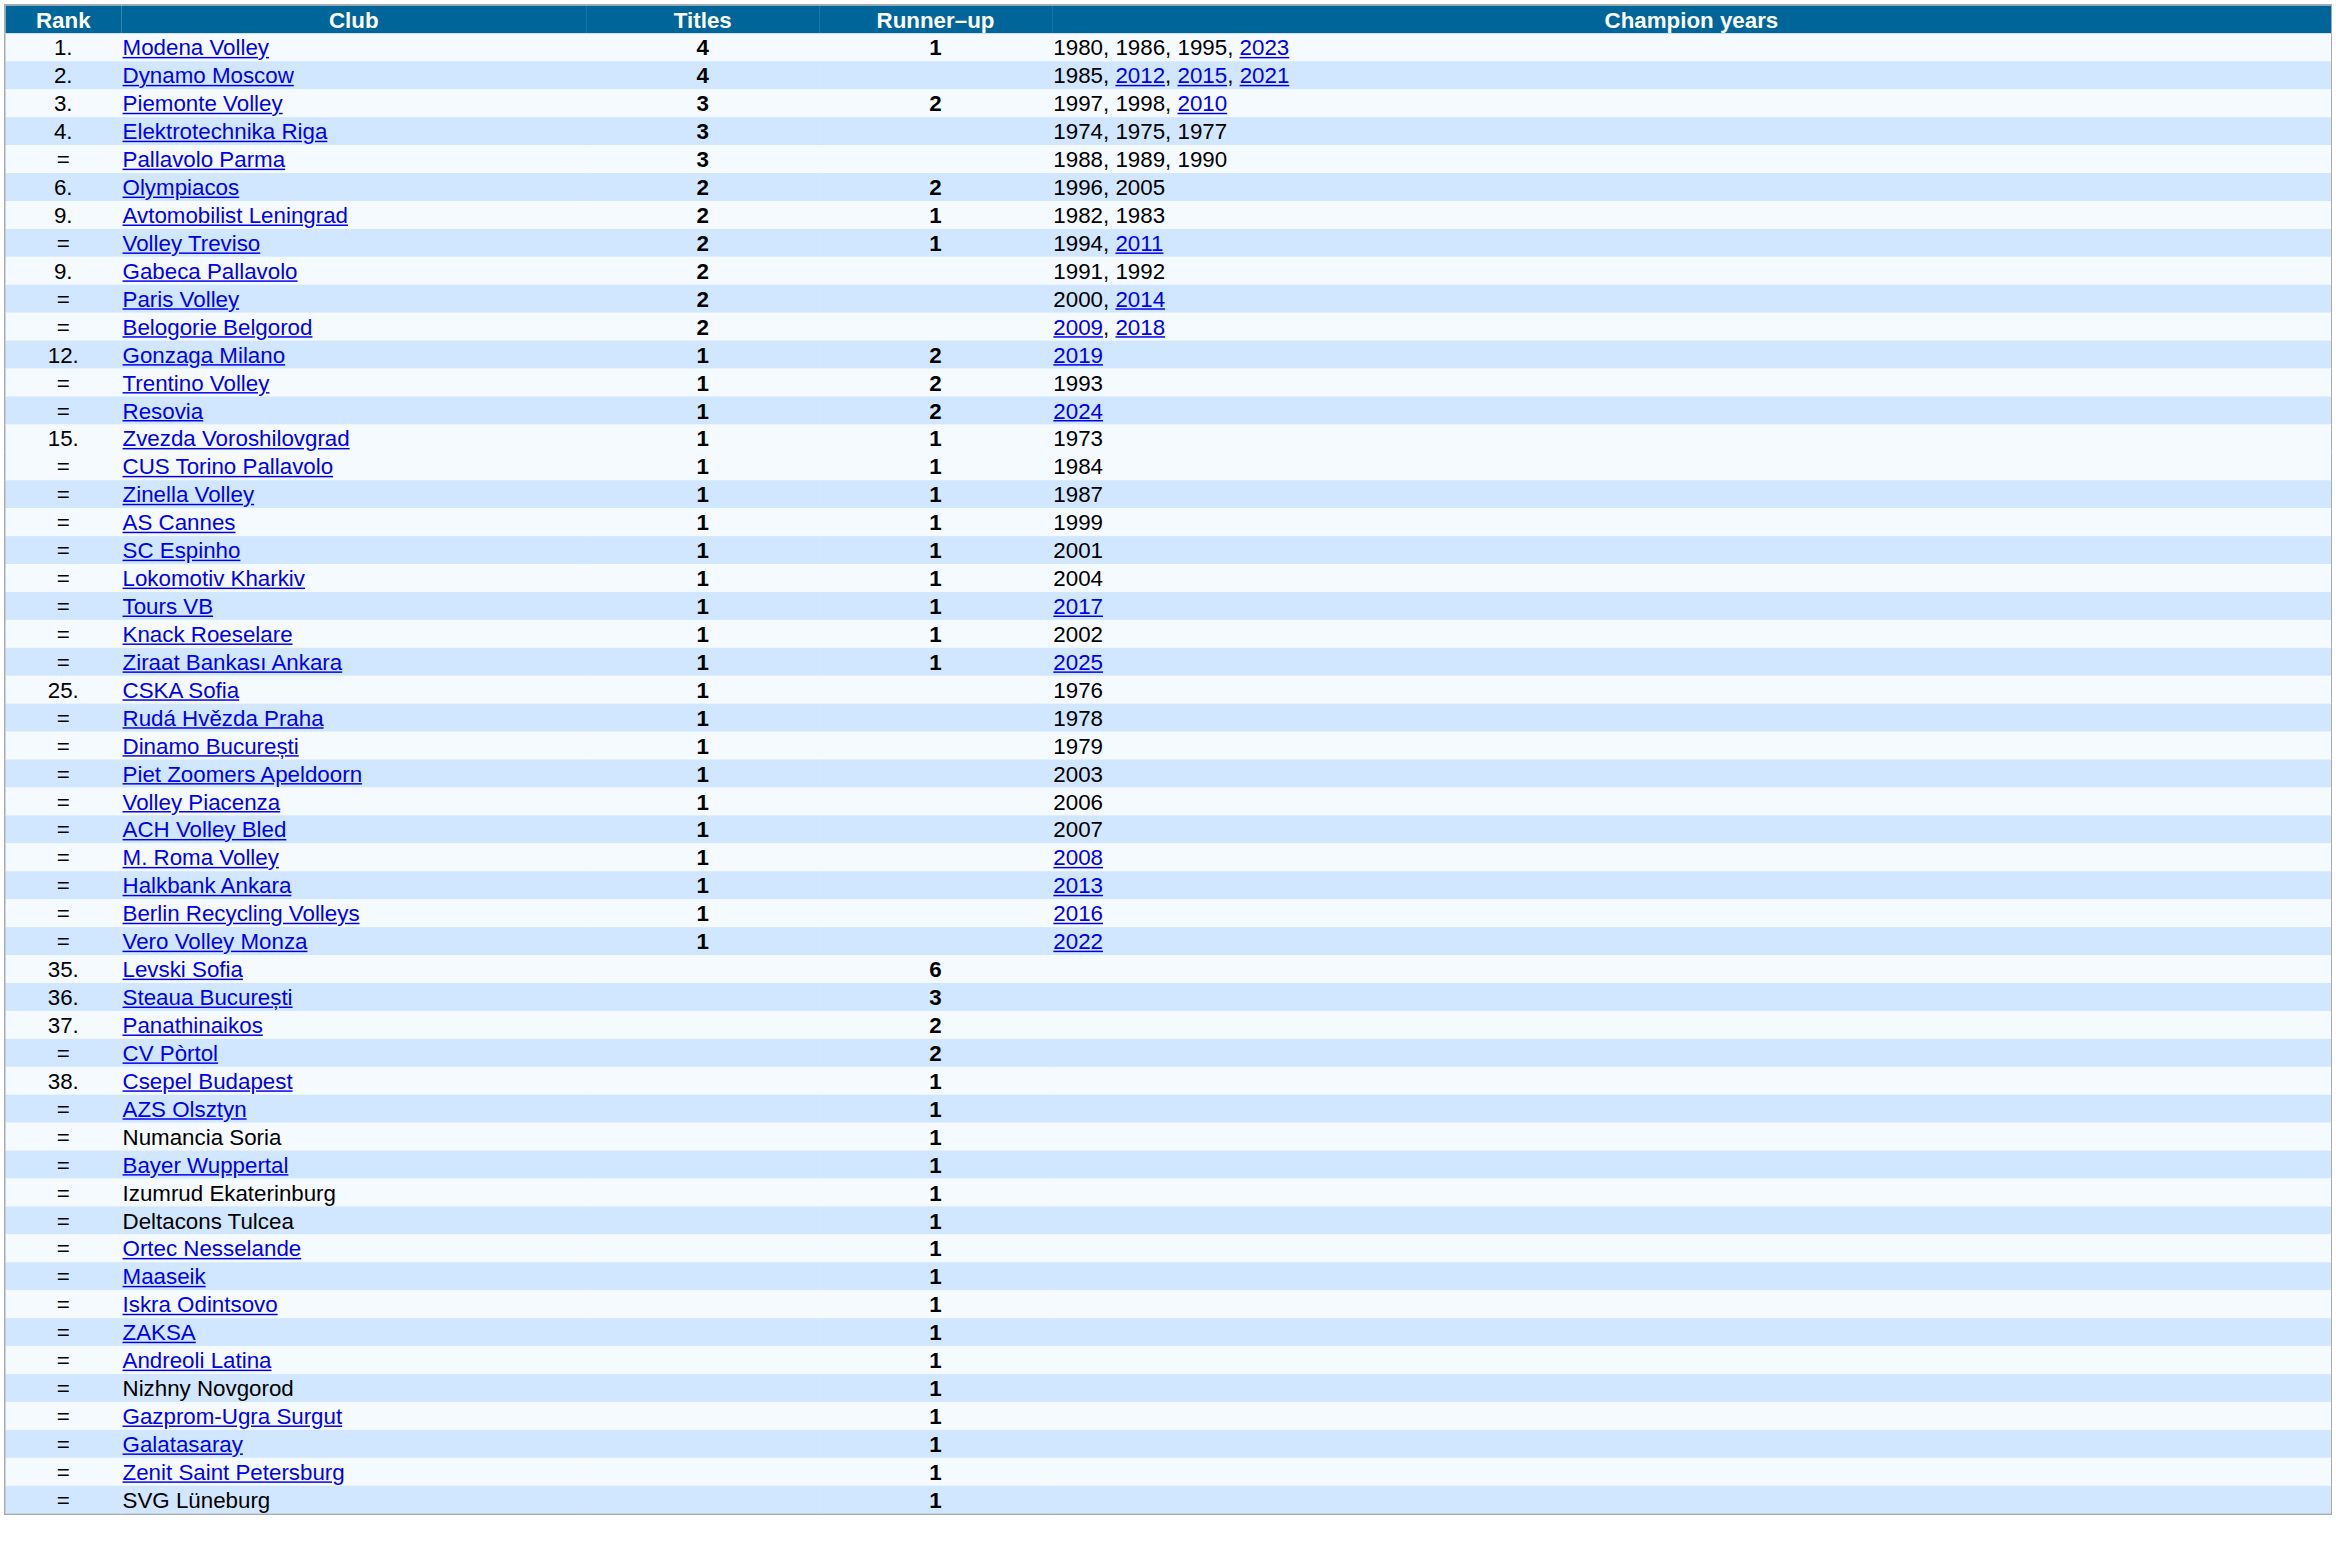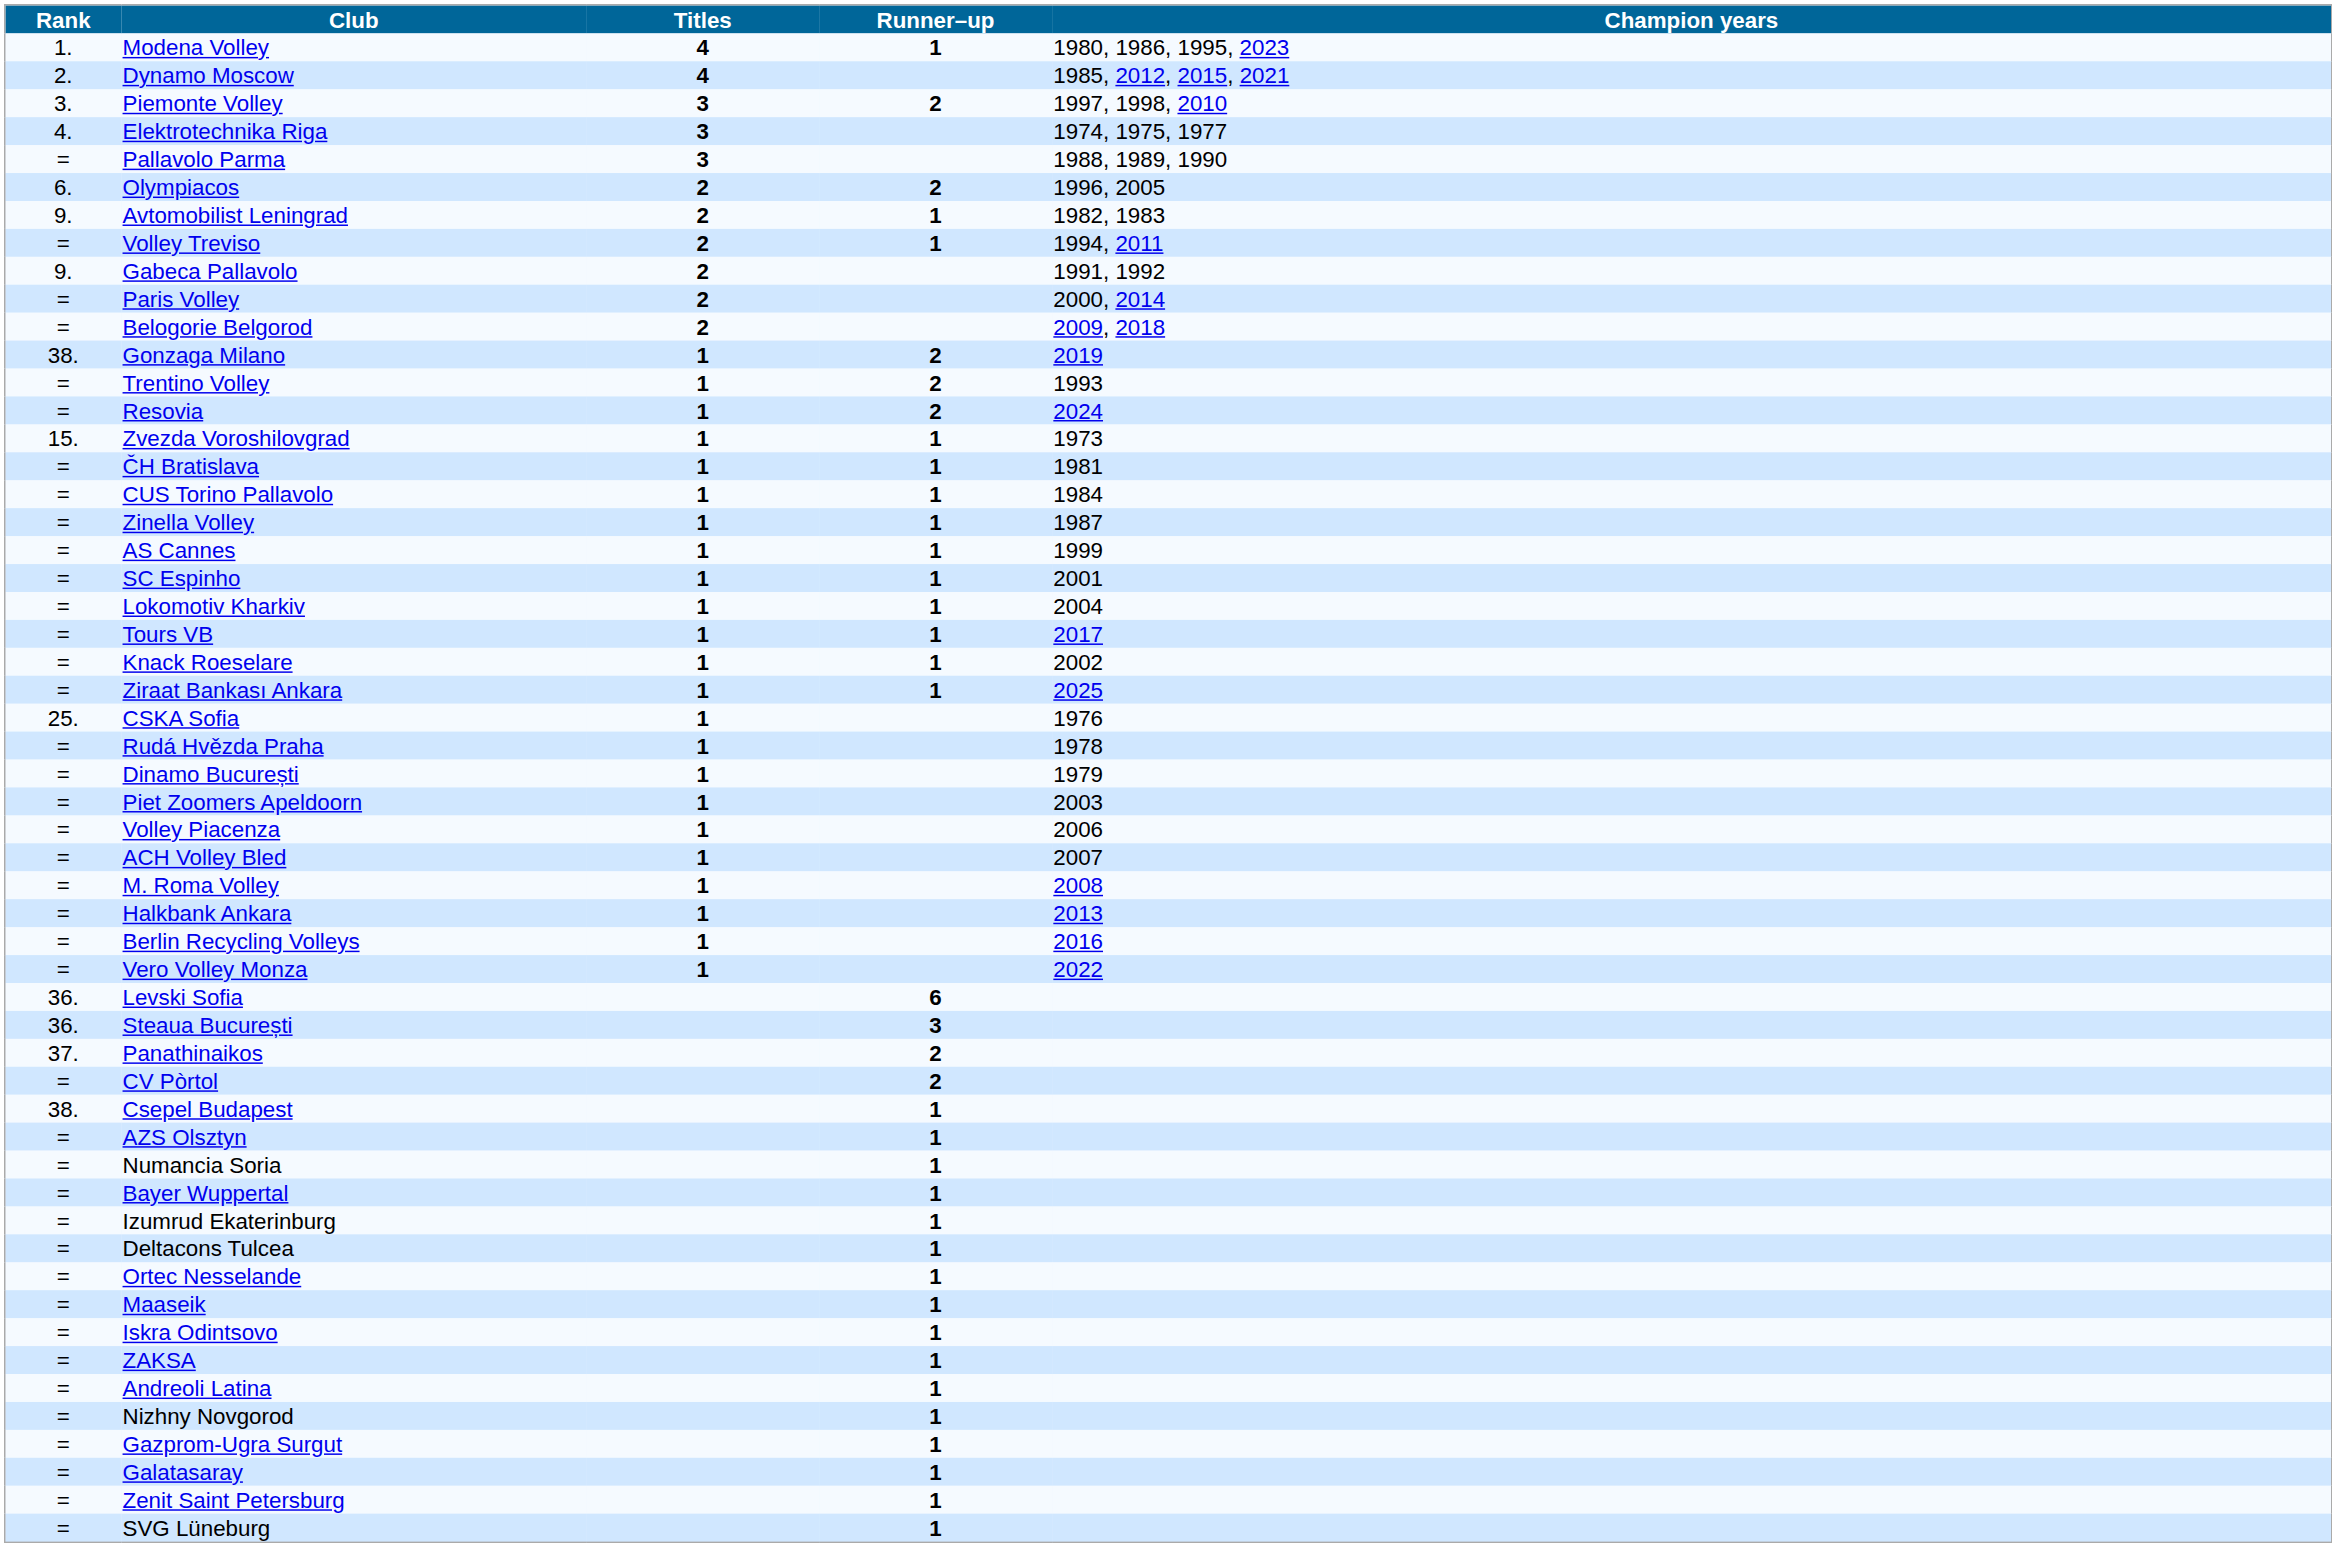(63, 355) 12. -> (63, 355) 38.
+ row: (191, 466)
(63, 969) 35. -> (63, 997) 36.
